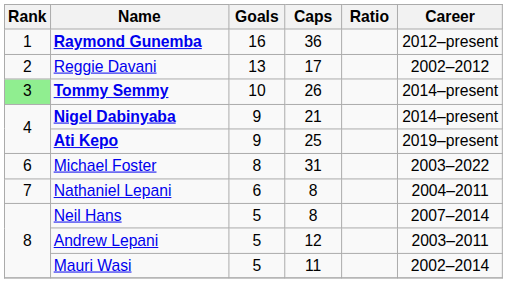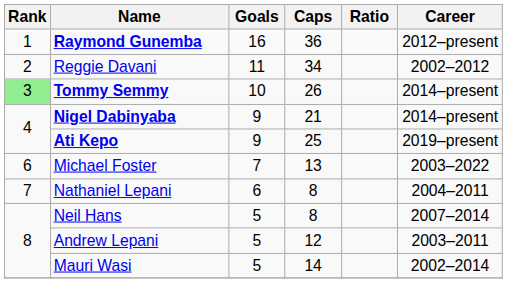(257, 66) 13 -> (257, 66) 11
(313, 66) 17 -> (313, 66) 34
(257, 166) 8 -> (257, 166) 7
(313, 166) 31 -> (313, 166) 13
(313, 265) 11 -> (313, 265) 14
